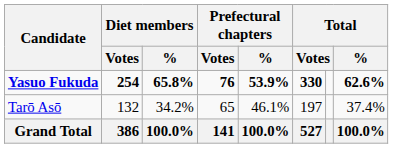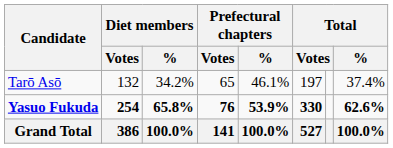rows swapped: (53, 82) <-> (35, 107)
